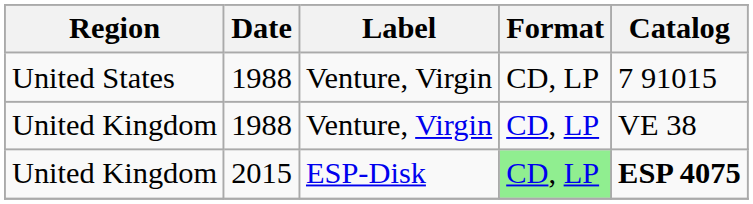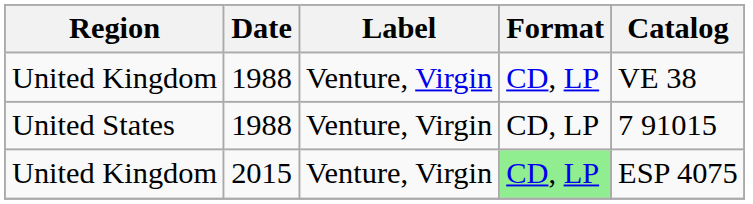rows swapped: (115, 125) <-> (93, 76)
(366, 173) ESP-Disk -> (399, 173) Venture, Virgin
(679, 173) bold -> (678, 173) normal
